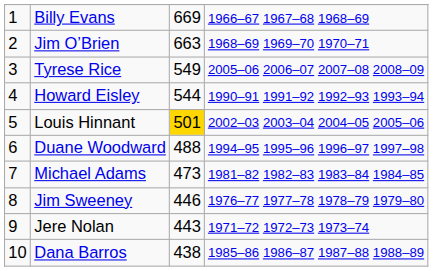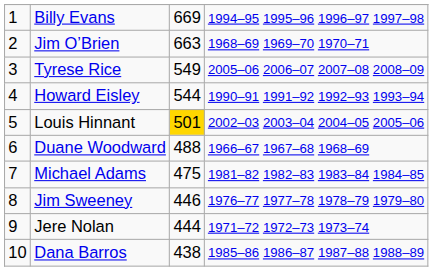(289, 18) 1966–67 1967–68 1968–69 -> (316, 18) 1994–95 1995–96 1996–97 1997–98
(316, 148) 1994–95 1995–96 1996–97 1997–98 -> (289, 148) 1966–67 1967–68 1968–69
(187, 174) 473 -> (187, 174) 475
(187, 226) 443 -> (187, 226) 444
